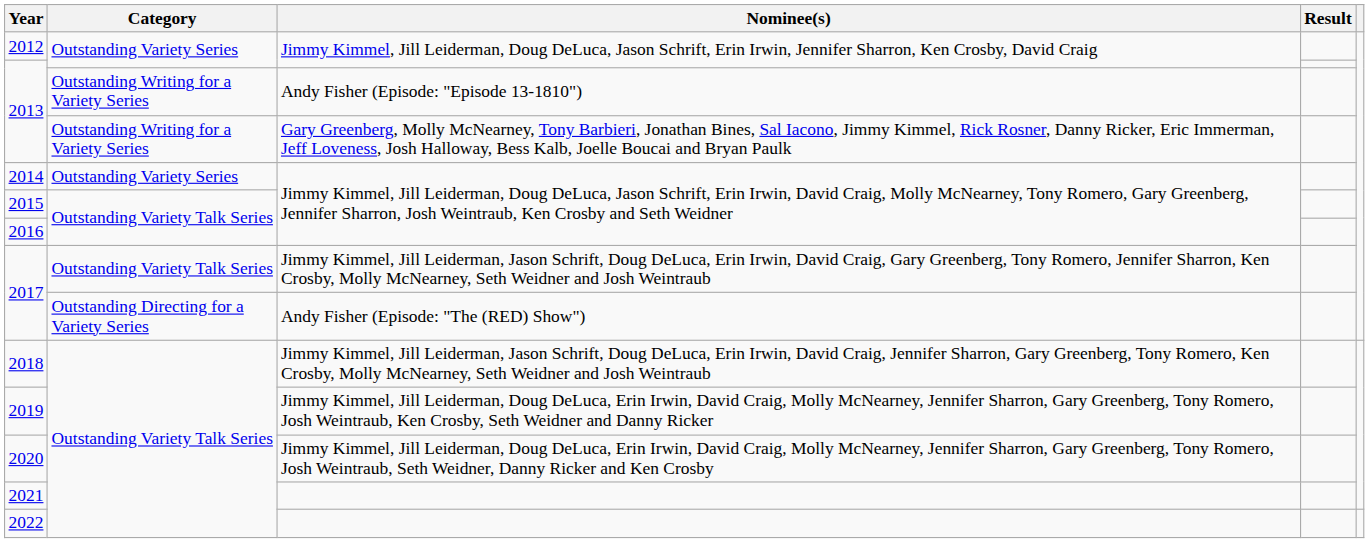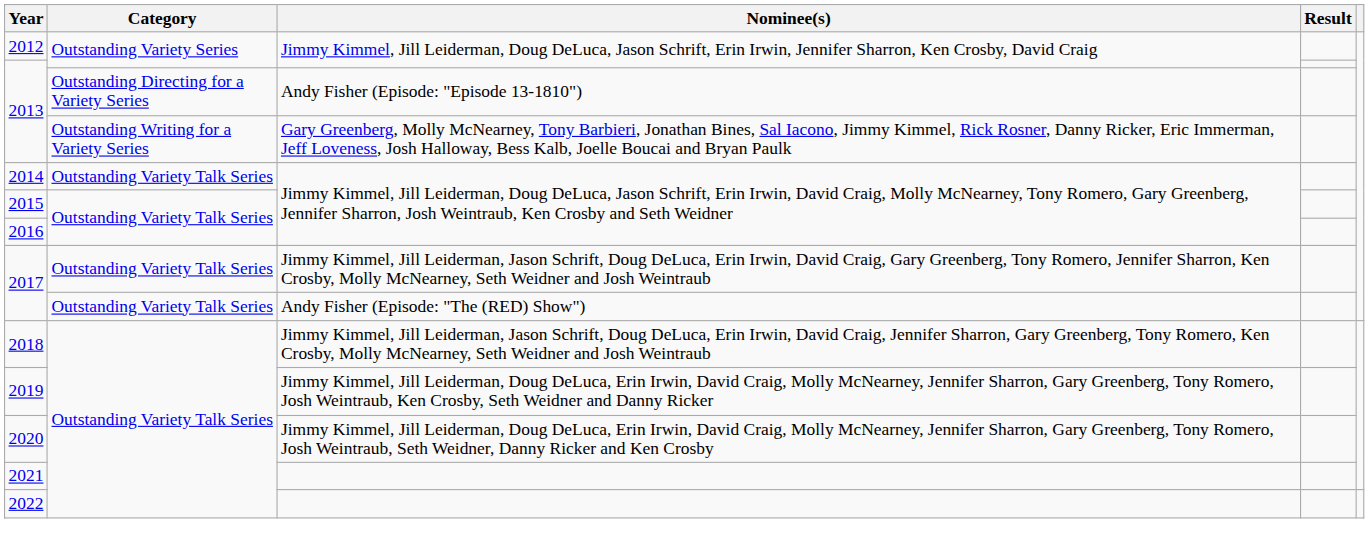(141, 91) Outstanding Writing for a Variety Series -> (148, 91) Outstanding Directing for a Variety Series
(145, 176) Outstanding Variety Series -> (162, 176) Outstanding Variety Talk Series
(148, 316) Outstanding Directing for a Variety Series -> (162, 306) Outstanding Variety Talk Series
